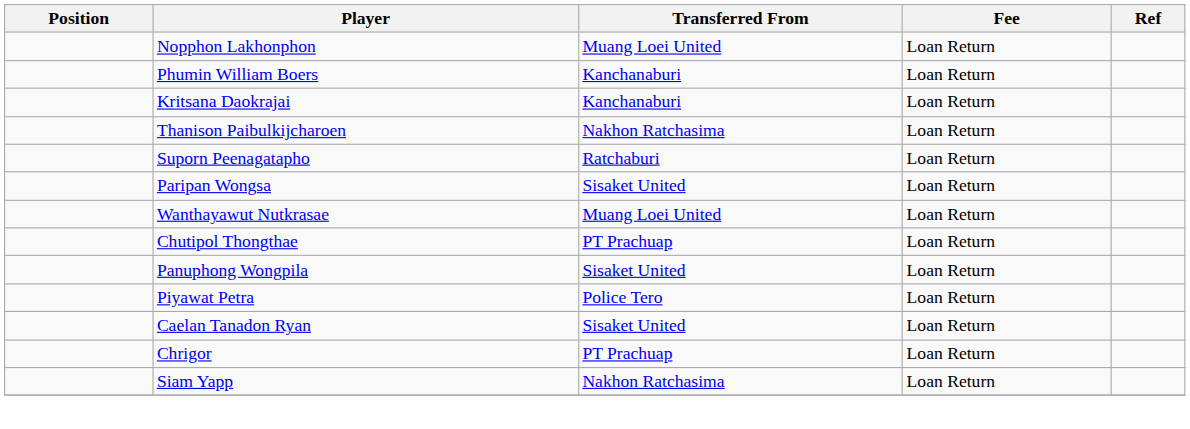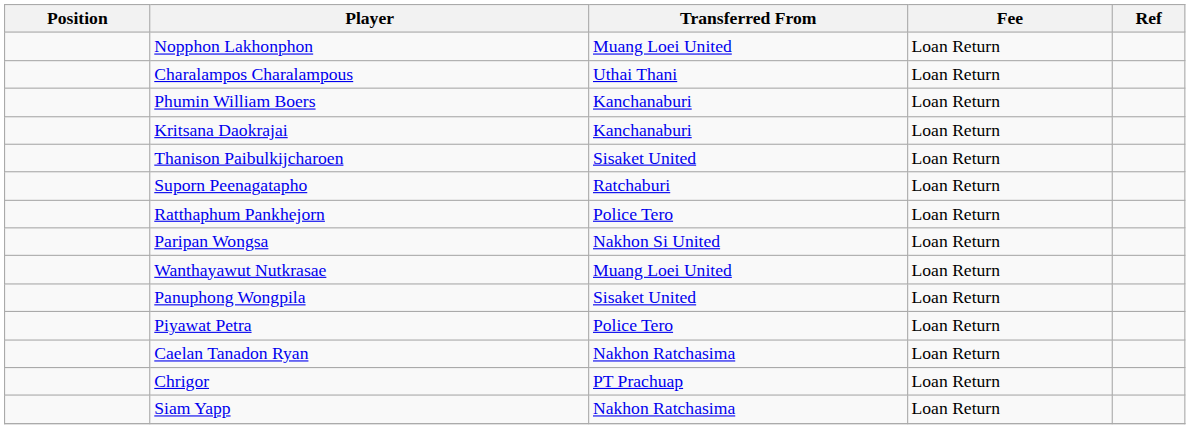+ row: (254, 74)
(653, 130) Nakhon Ratchasima -> (645, 158) Sisaket United
+ row: (240, 213)
(634, 185) Sisaket United -> (657, 241) Nakhon Si United
- row: (227, 241)
(634, 325) Sisaket United -> (664, 353) Nakhon Ratchasima
